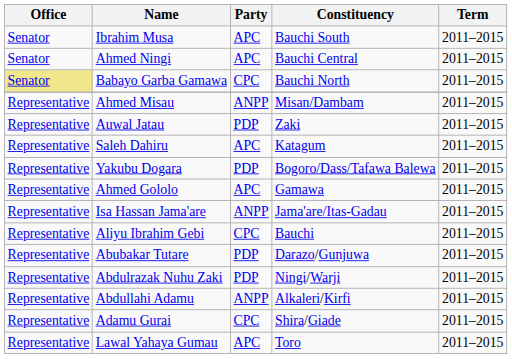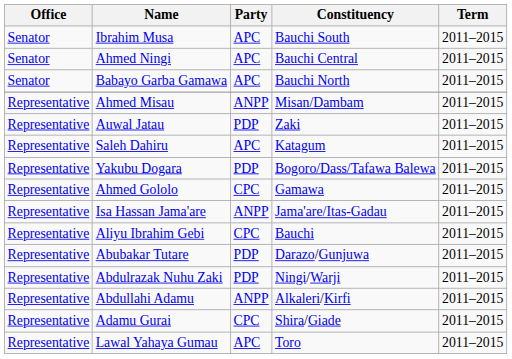(29, 80) khaki background -> (29, 80) no background
(246, 80) CPC -> (247, 80) APC
(247, 189) APC -> (246, 189) CPC
